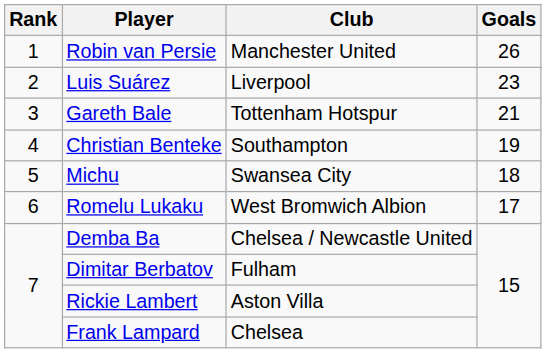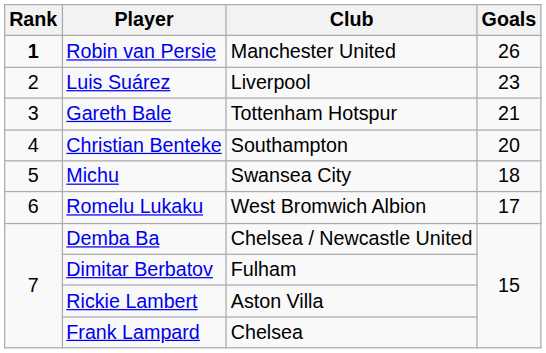(33, 51) normal -> (33, 51) bold
(509, 144) 19 -> (509, 144) 20
